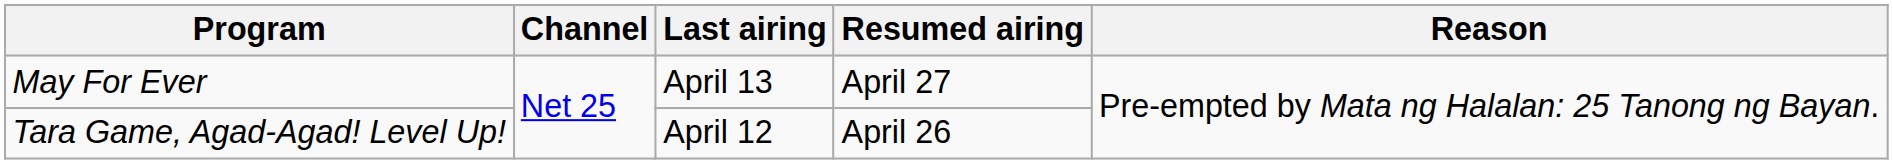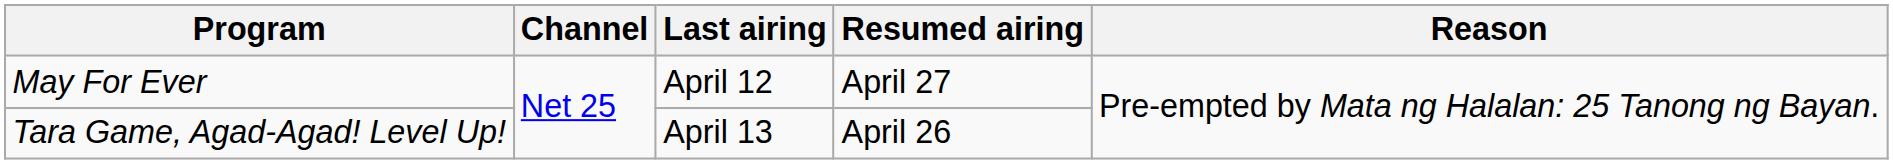(718, 81) April 13 -> (718, 81) April 12
(718, 132) April 12 -> (718, 132) April 13
